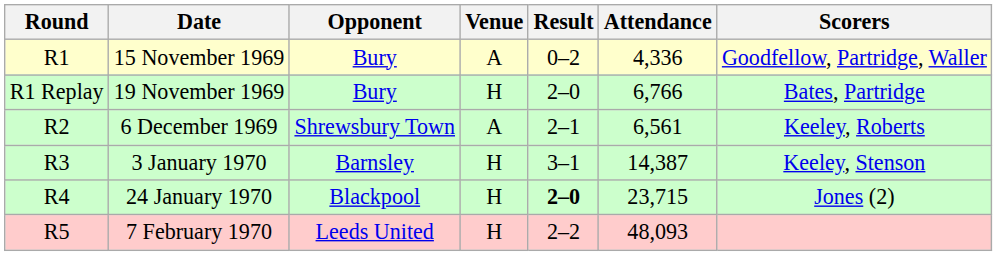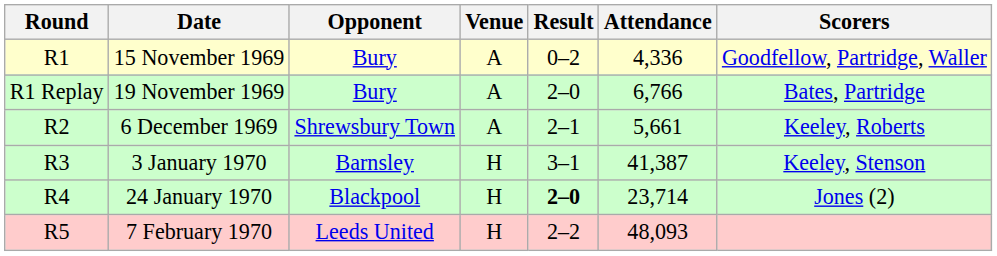(494, 92) H -> (494, 92) A
(658, 127) 6,561 -> (658, 127) 5,661
(658, 162) 14,387 -> (658, 162) 41,387
(658, 197) 23,715 -> (658, 197) 23,714
